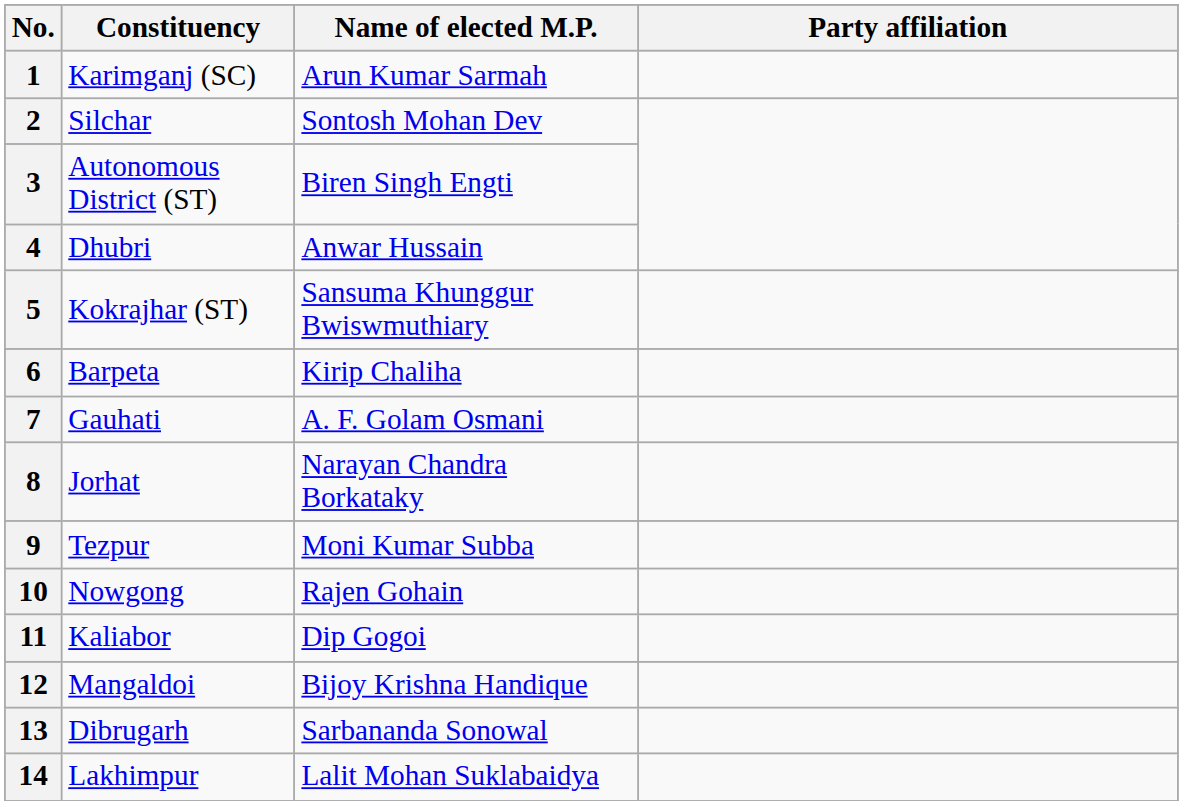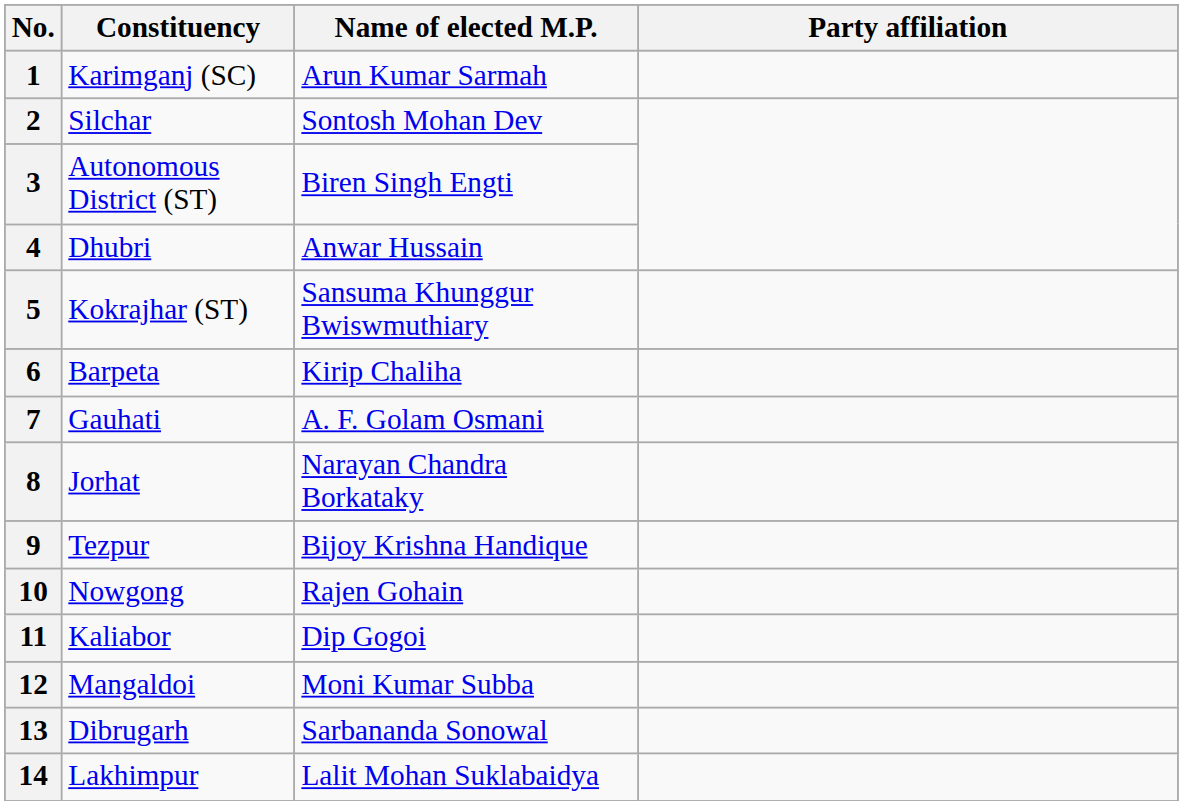(418, 544) Moni Kumar Subba -> (445, 544) Bijoy Krishna Handique
(445, 683) Bijoy Krishna Handique -> (418, 683) Moni Kumar Subba
